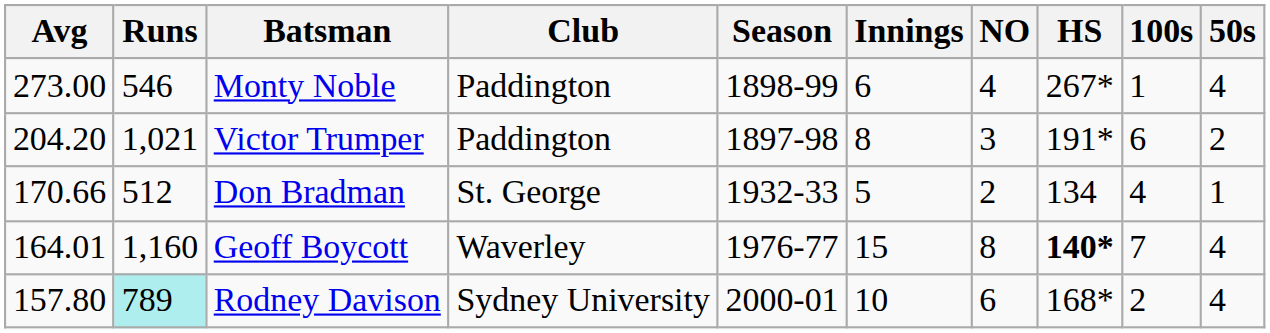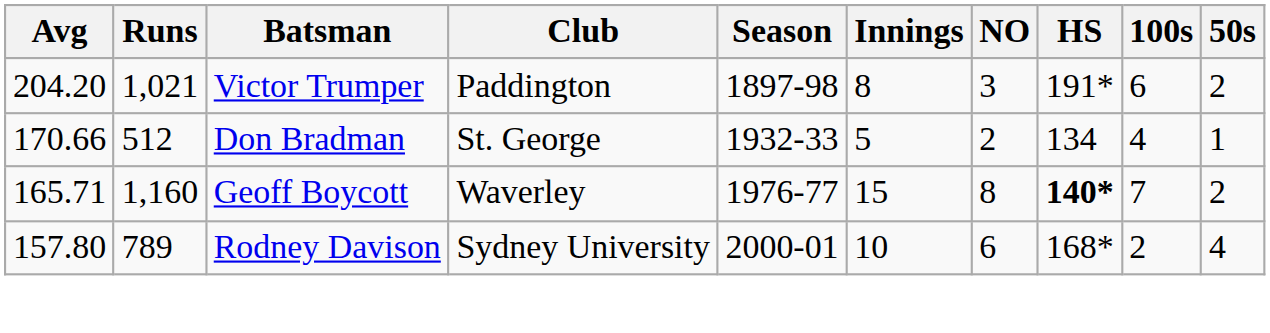- row: (305, 85)
(60, 246) 164.01 -> (60, 192) 165.71
(1217, 246) 4 -> (1217, 192) 2
(147, 300) paleturquoise background -> (147, 246) no background
